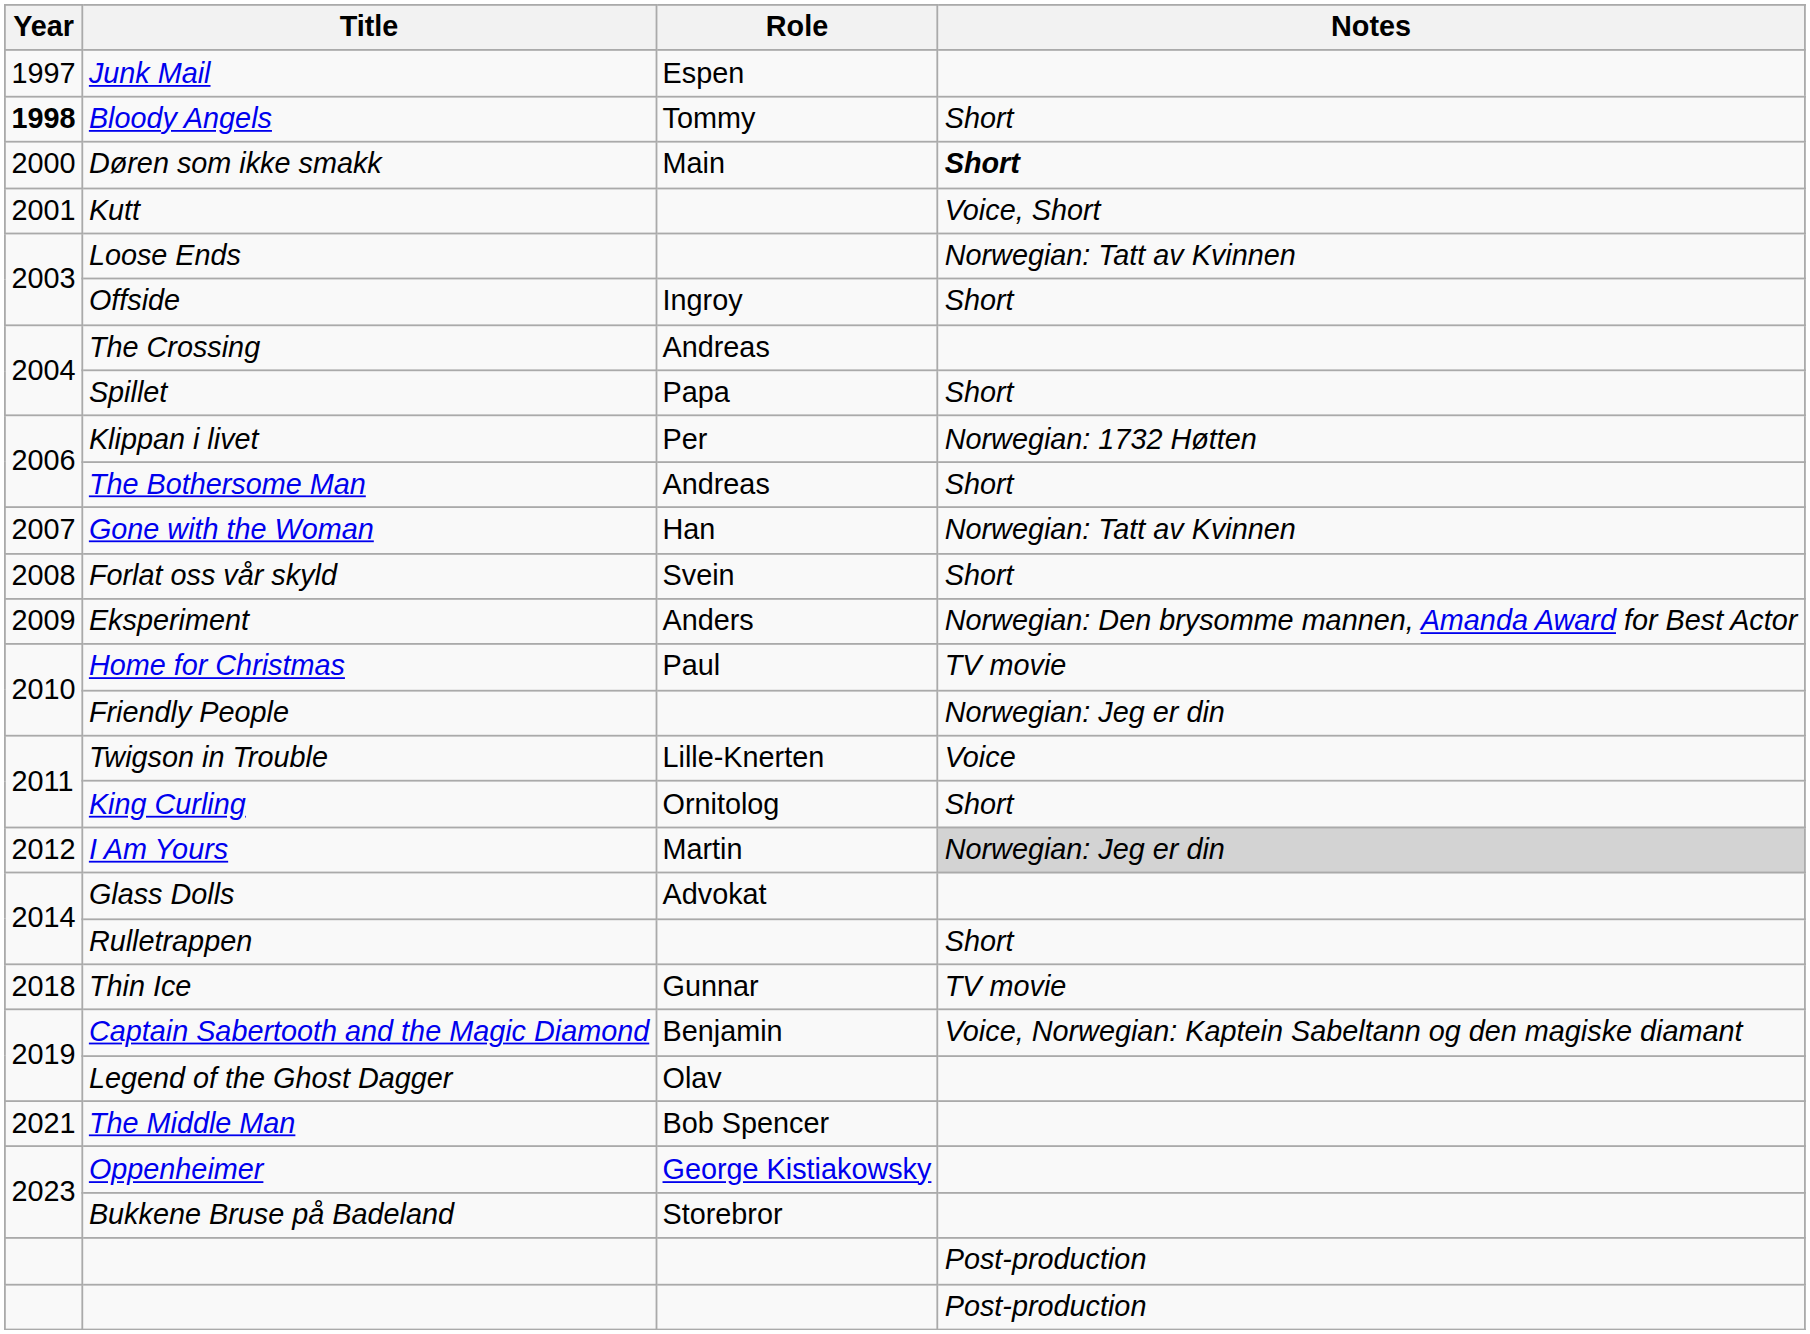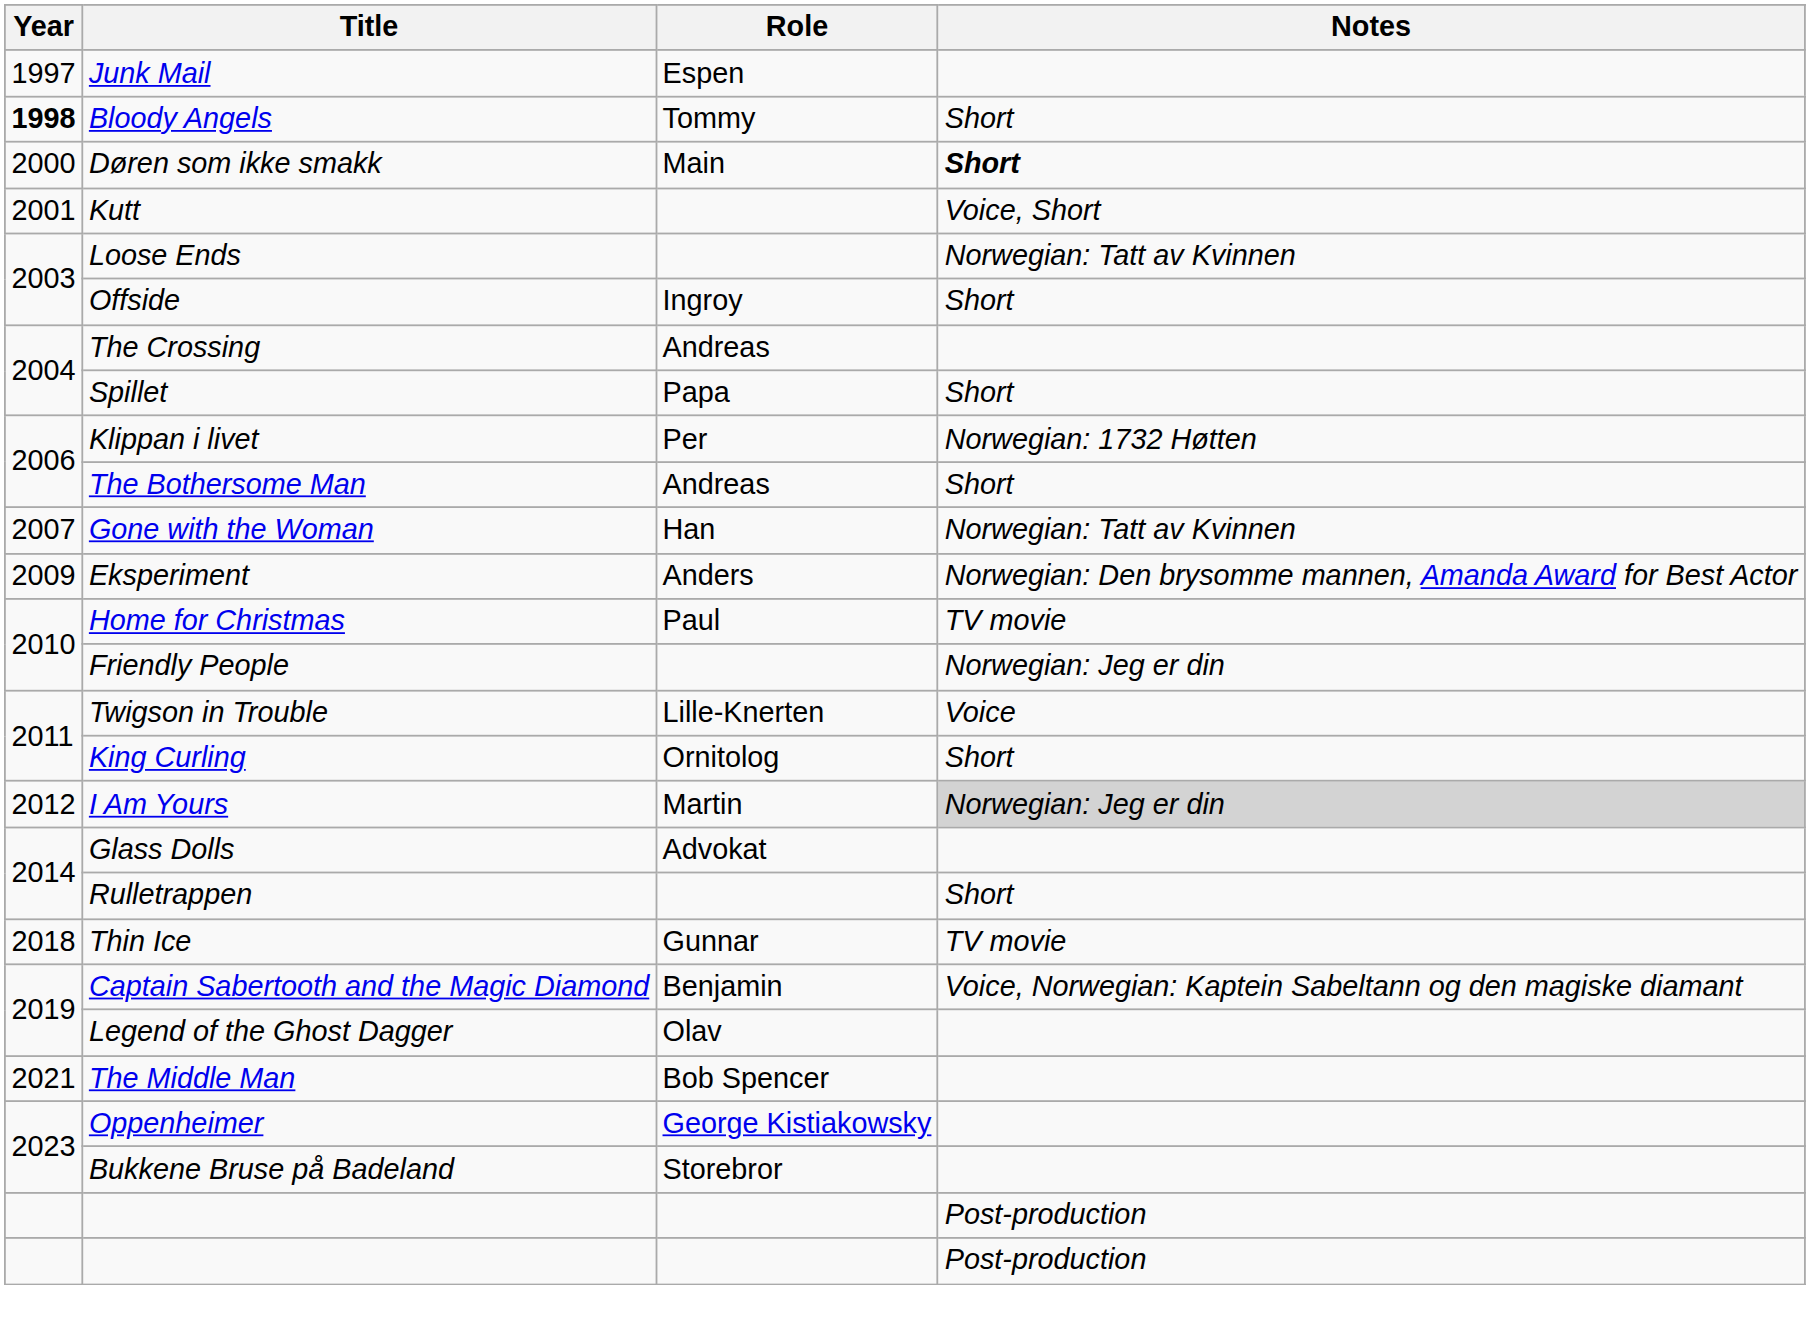- row: (213, 575)
